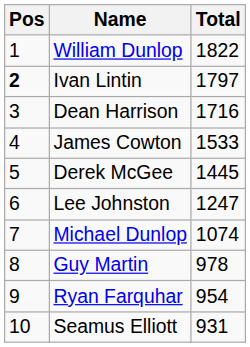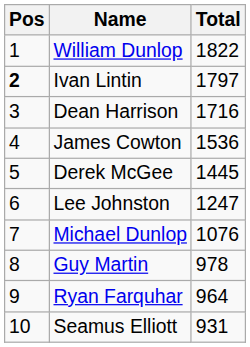(217, 142) 1533 -> (217, 142) 1536
(217, 234) 1074 -> (217, 234) 1076
(212, 296) 954 -> (212, 296) 964
